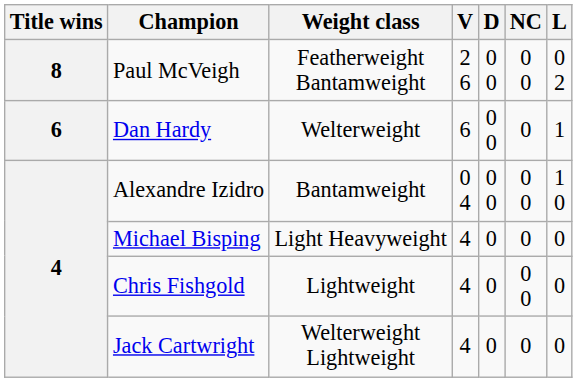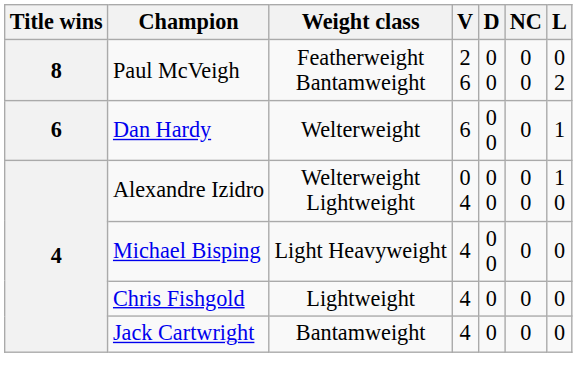(361, 190) Bantamweight -> (361, 190) Welterweight Lightweight
(491, 238) 0 -> (491, 250) 0 0
(526, 286) 0 0 -> (526, 298) 0
(361, 346) Welterweight Lightweight -> (361, 333) Bantamweight
